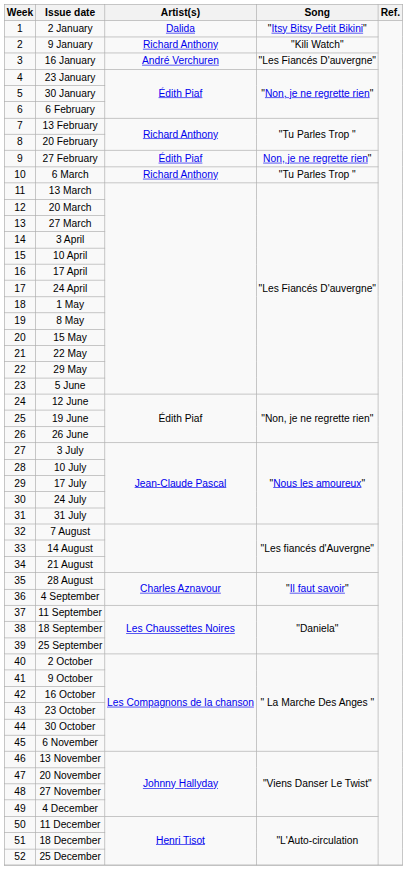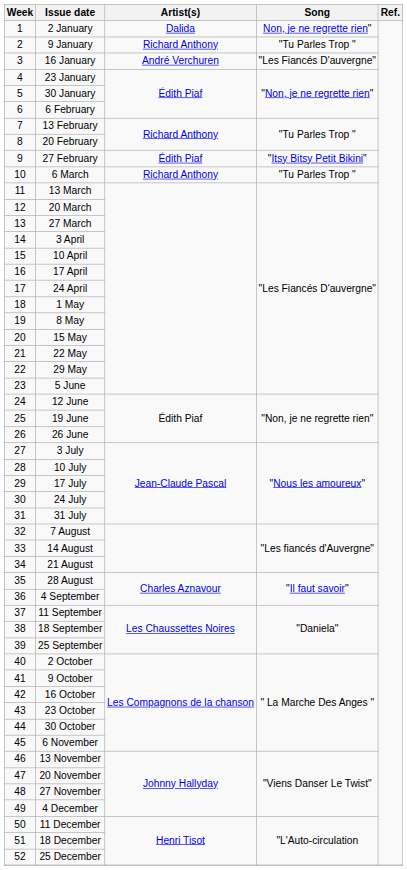(317, 28) "Itsy Bitsy Petit Bikini" -> (317, 28) Non, je ne regrette rien"
(317, 45) "Kili Watch" -> (317, 45) "Tu Parles Trop "
(317, 158) Non, je ne regrette rien" -> (317, 158) "Itsy Bitsy Petit Bikini"
